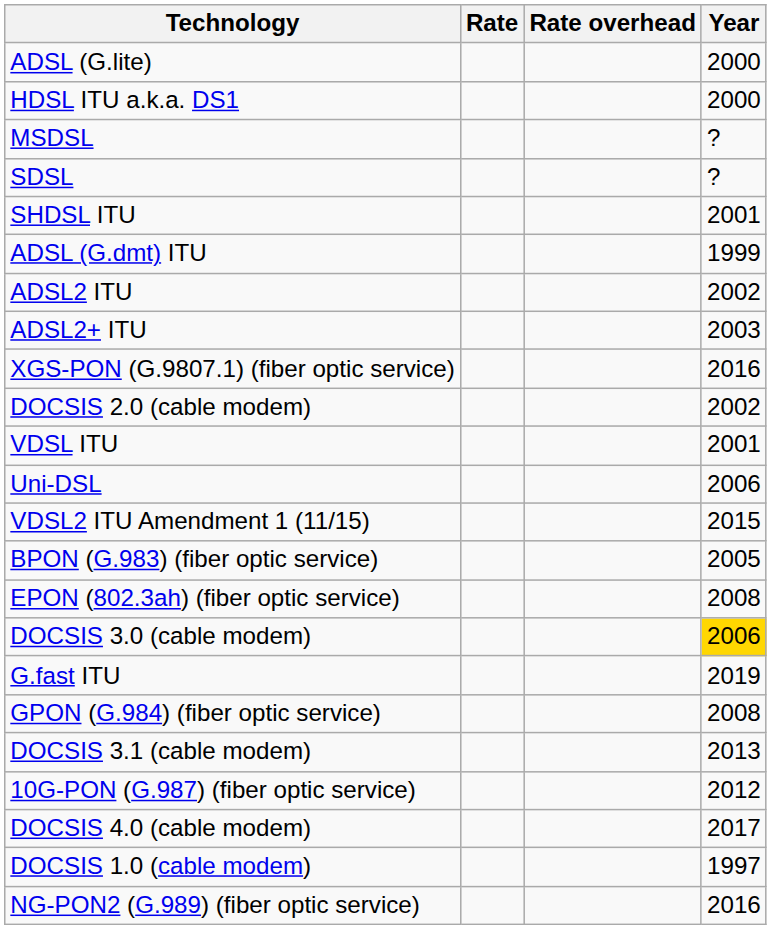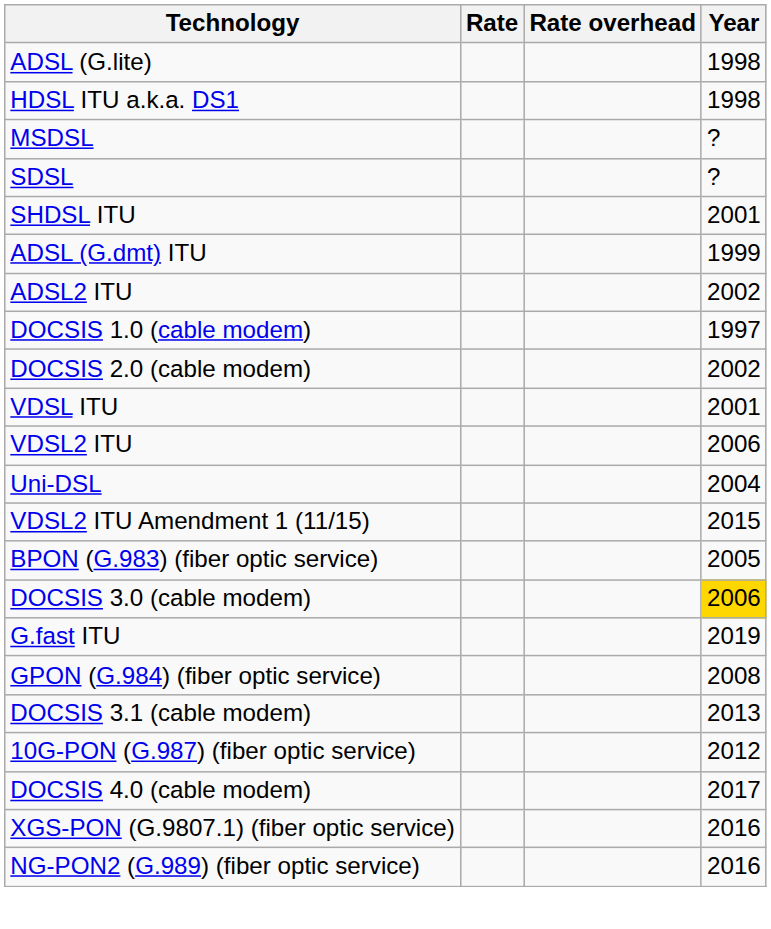(734, 61) 2000 -> (734, 61) 1998
(734, 100) 2000 -> (734, 100) 1998
- row: (78, 330)
rows swapped: (161, 866) <-> (233, 368)
+ row: (71, 445)
(734, 483) 2006 -> (734, 483) 2004
- row: (205, 598)
